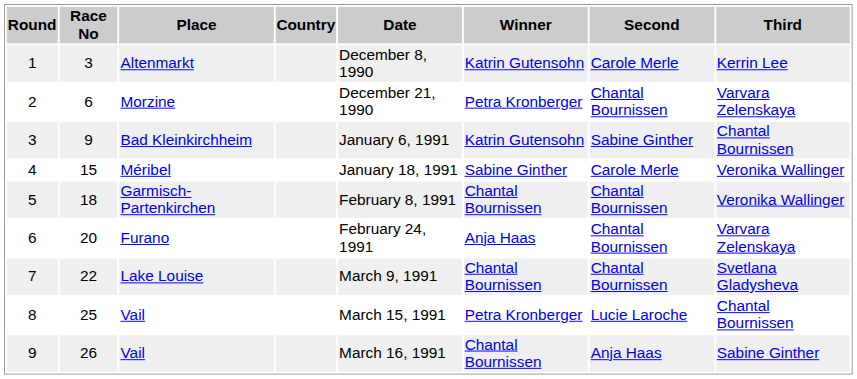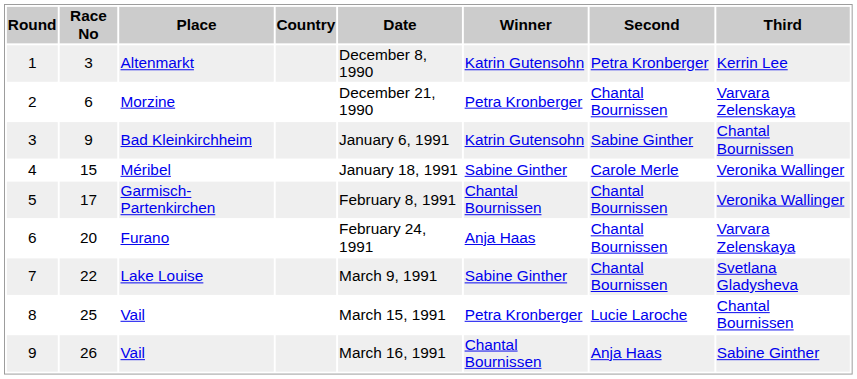(635, 63) Carole Merle -> (650, 63) Petra Kronberger
(88, 199) 18 -> (88, 199) 17
(503, 276) Chantal Bournissen -> (516, 276) Sabine Ginther
